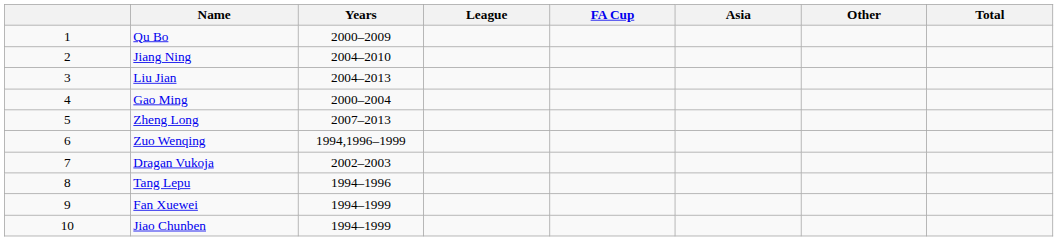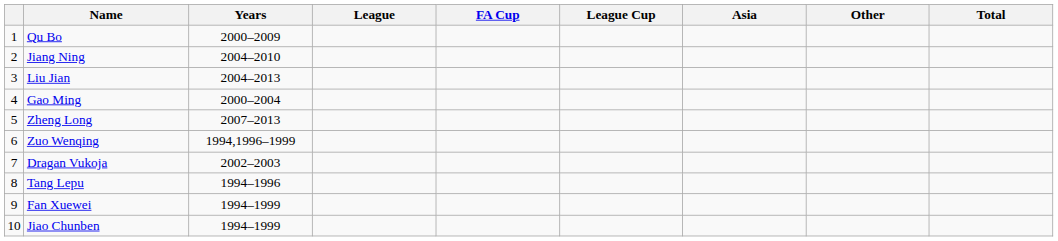+ column: (621, 15)
